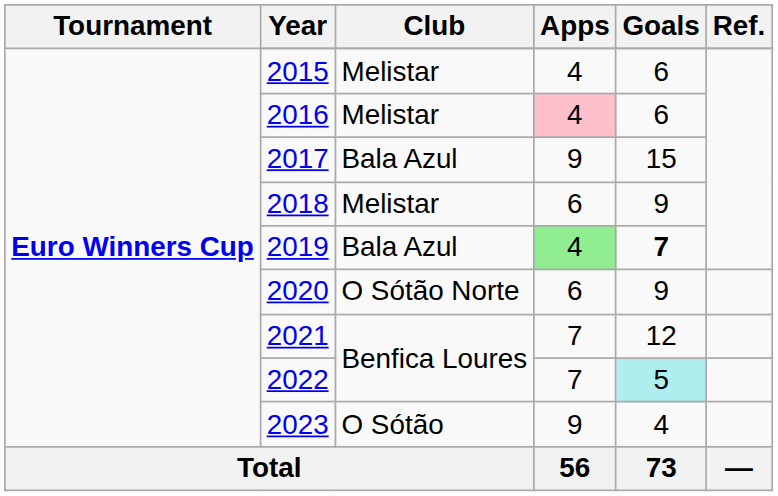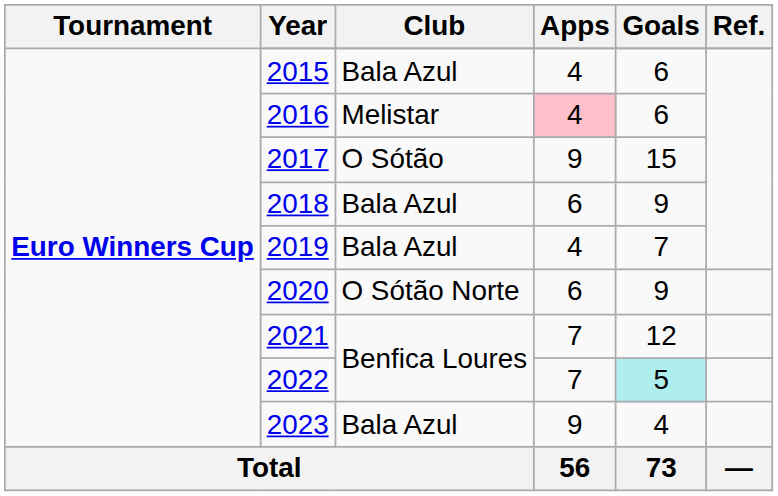(390, 70) Melistar -> (400, 70) Bala Azul
(400, 159) Bala Azul -> (393, 159) O Sótão
(390, 203) Melistar -> (400, 203) Bala Azul
(575, 247) lightgreen background -> (575, 247) no background
(661, 247) bold -> (661, 247) normal
(393, 423) O Sótão -> (400, 423) Bala Azul
